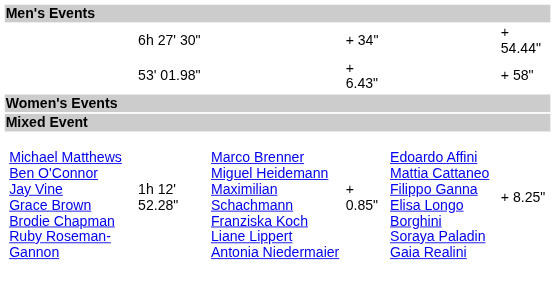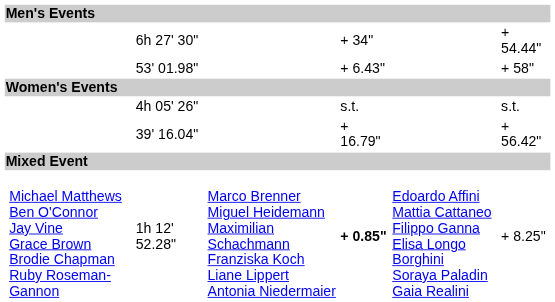+ row: (167, 106)
+ row: (167, 134)
(362, 197) normal -> (363, 236) bold
